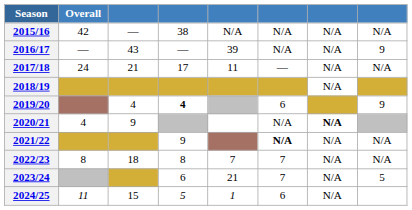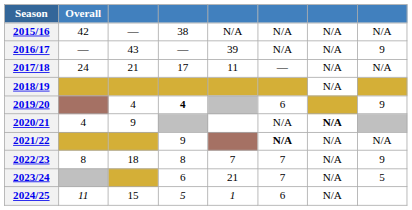(382, 159) N/A -> (382, 159) 9
